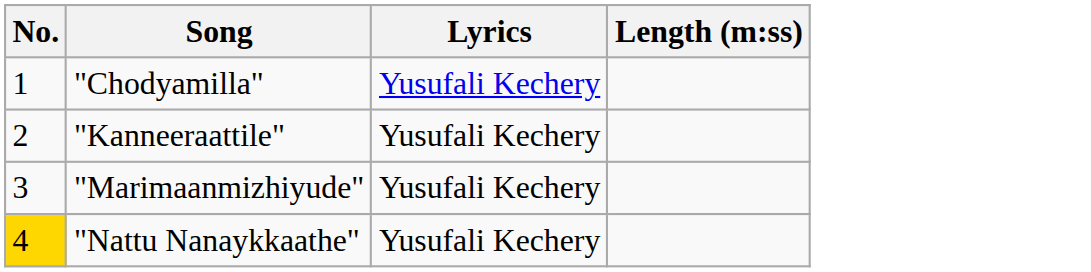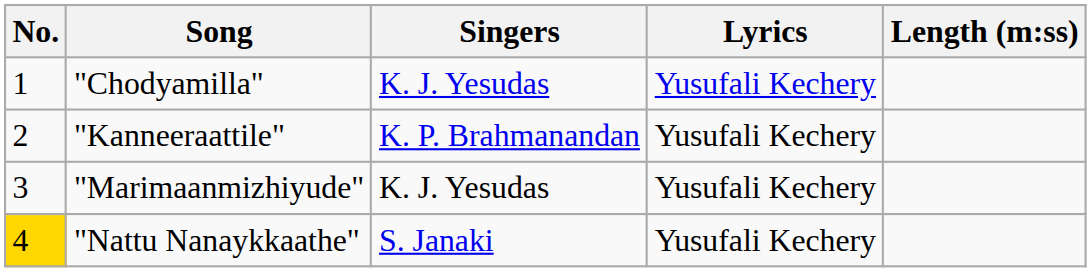+ column: (510, 30)
